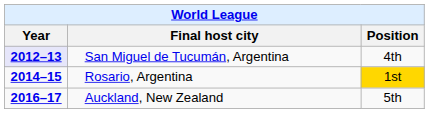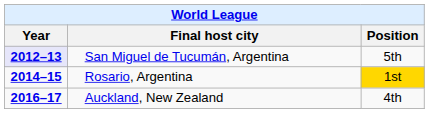(393, 56) 4th -> (393, 56) 5th
(393, 98) 5th -> (393, 98) 4th
